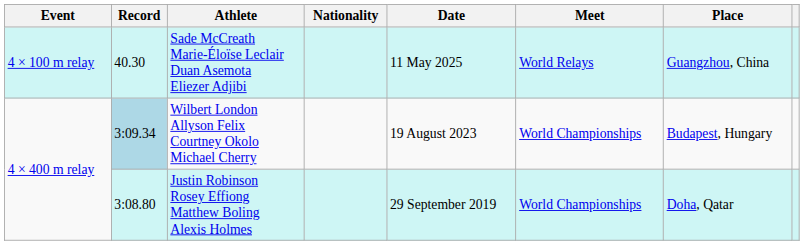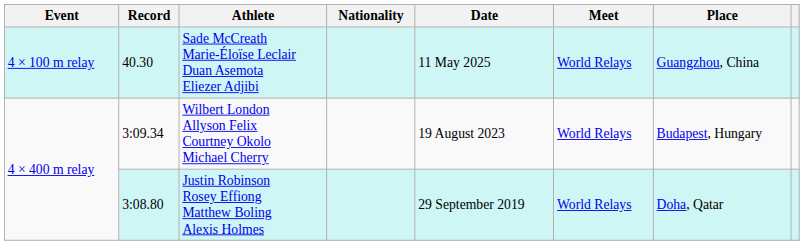(135, 133) lightblue background -> (143, 133) no background
(580, 133) World Championships -> (594, 133) World Relays
(580, 205) World Championships -> (594, 205) World Relays
